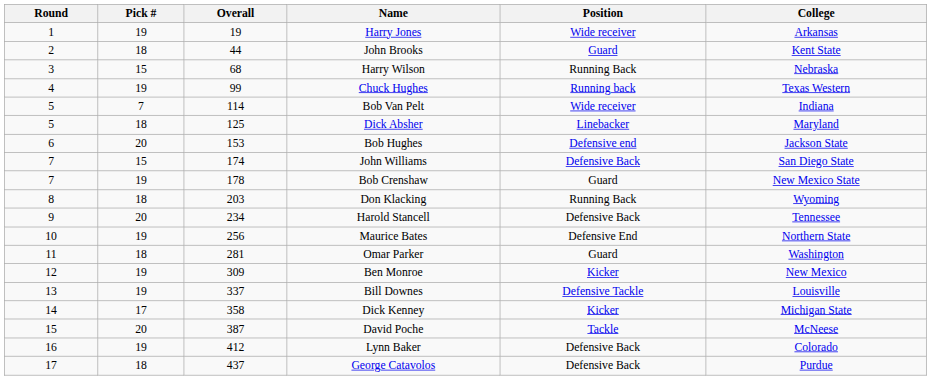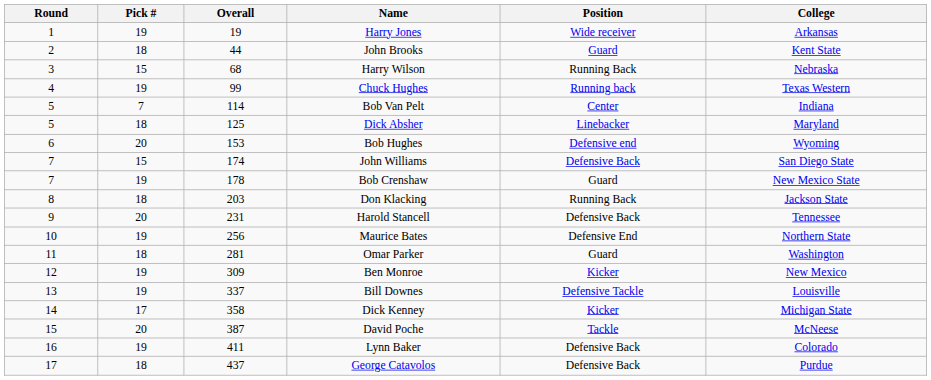(603, 106) Wide receiver -> (603, 106) Center
(816, 143) Jackson State -> (816, 143) Wyoming
(816, 198) Wyoming -> (816, 198) Jackson State
(236, 217) 234 -> (236, 217) 231
(236, 347) 412 -> (236, 347) 411
